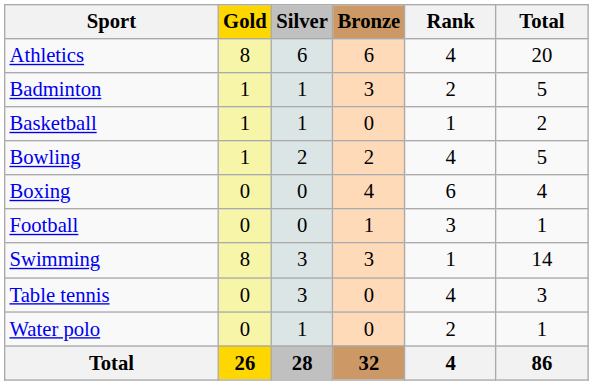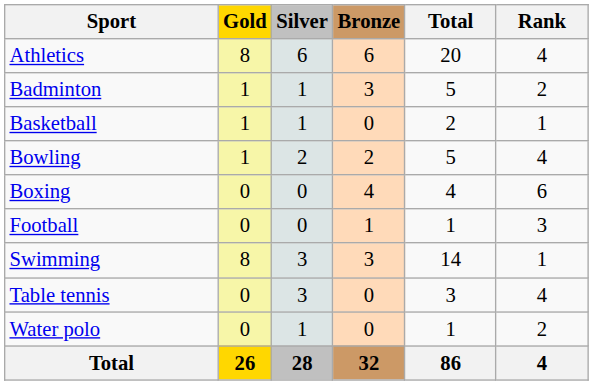columns swapped: (542, 21) <-> (451, 21)
